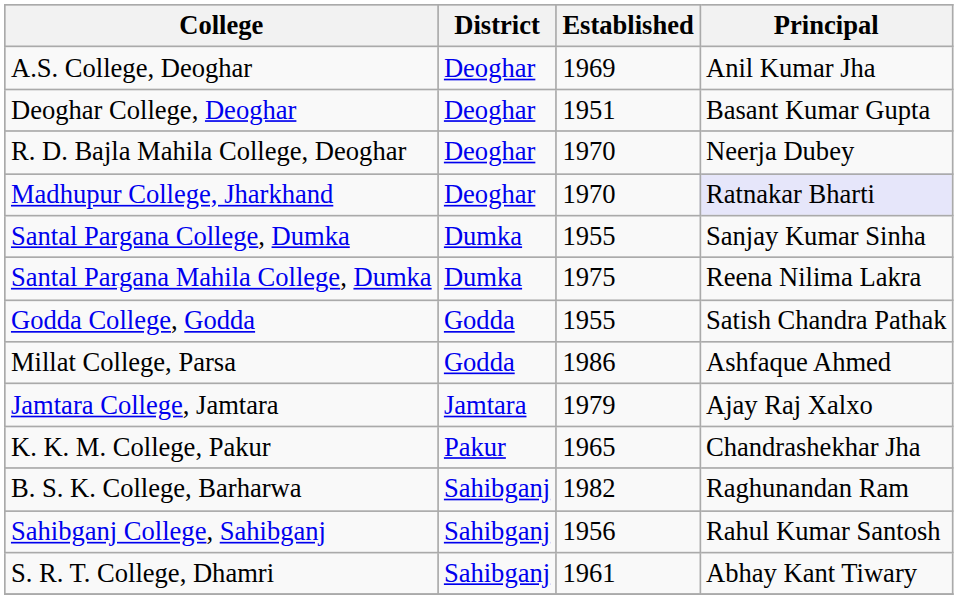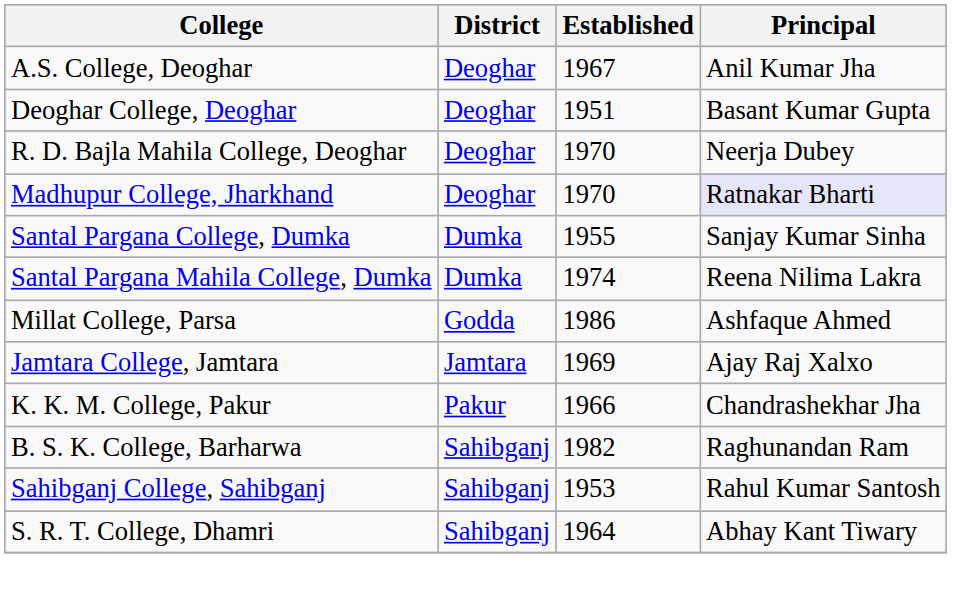(589, 67) 1969 -> (589, 67) 1967
(589, 278) 1975 -> (589, 278) 1974
- row: (133, 320)
(589, 404) 1979 -> (589, 362) 1969
(589, 446) 1965 -> (589, 404) 1966
(589, 531) 1956 -> (589, 488) 1953
(589, 573) 1961 -> (589, 531) 1964
